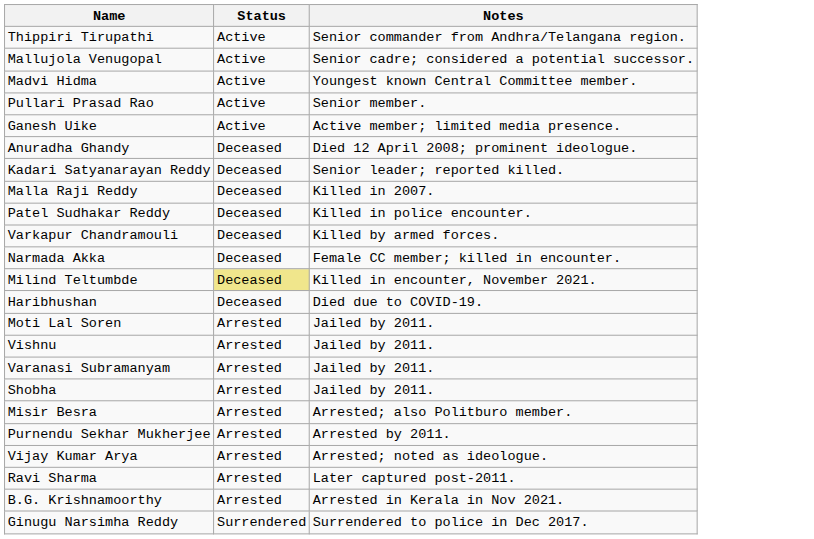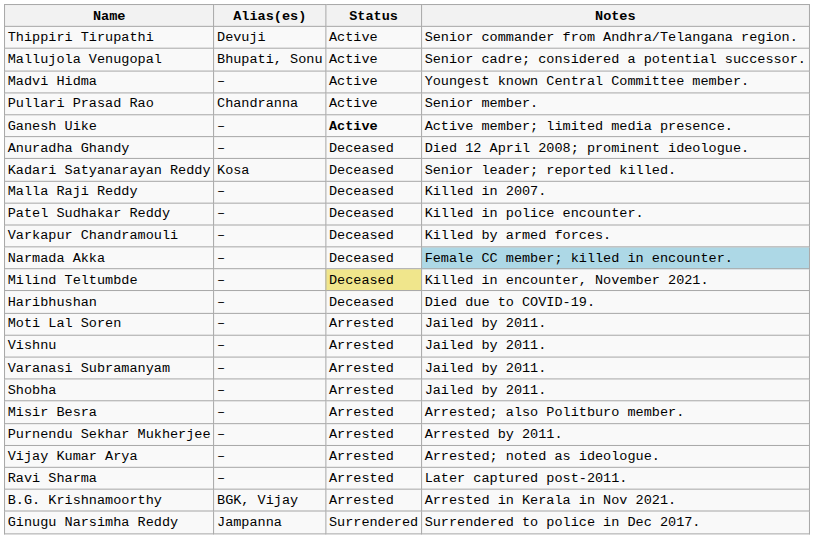+ column: (270, 16)
(241, 126) normal -> (353, 126) bold
(467, 258) no background -> (579, 258) lightblue background
